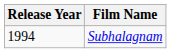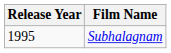(21, 36) 1994 -> (21, 36) 1995
